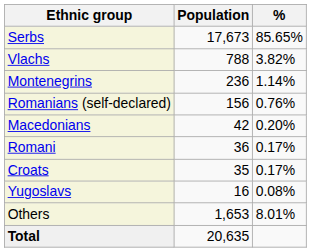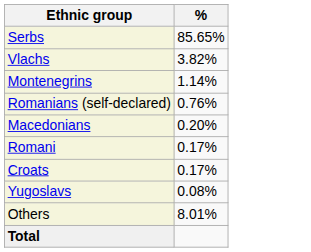- column: (213, 15)
